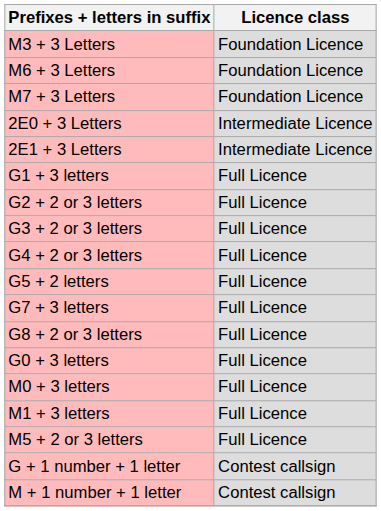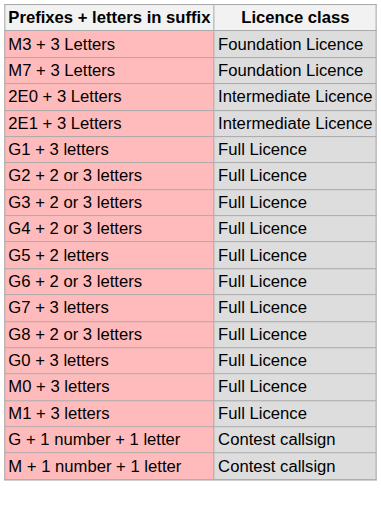- row: (62, 70)
+ row: (75, 281)
- row: (76, 439)
